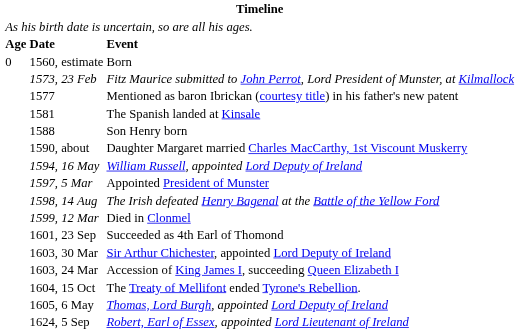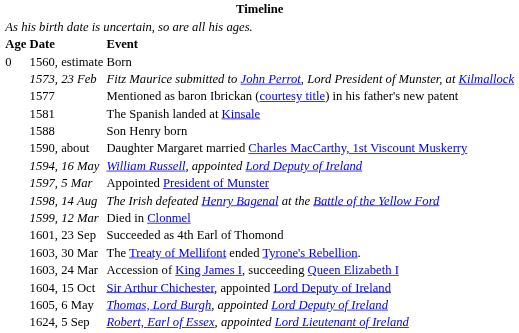(249, 252) Sir Arthur Chichester, appointed Lord Deputy of Ireland -> (234, 252) The Treaty of Mellifont ended Tyrone's Rebellion.
(234, 287) The Treaty of Mellifont ended Tyrone's Rebellion. -> (249, 287) Sir Arthur Chichester, appointed Lord Deputy of Ireland
